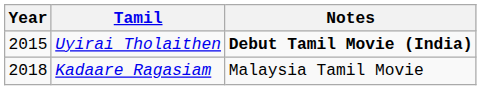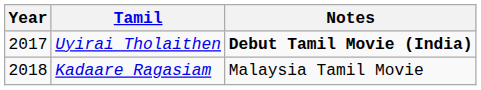(28, 44) 2015 -> (28, 44) 2017
